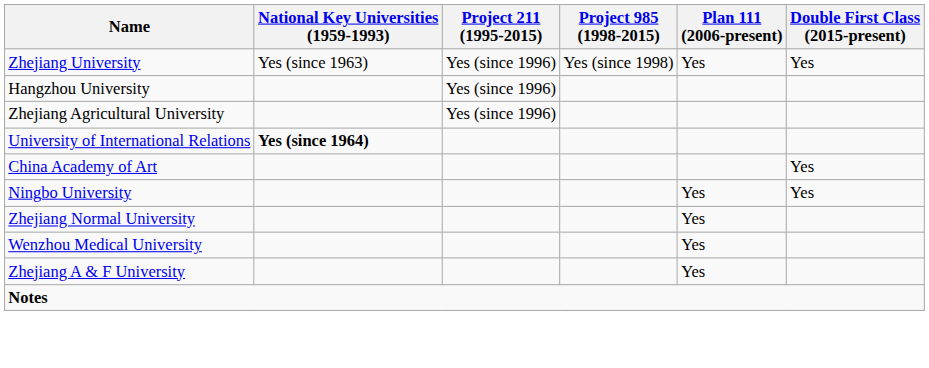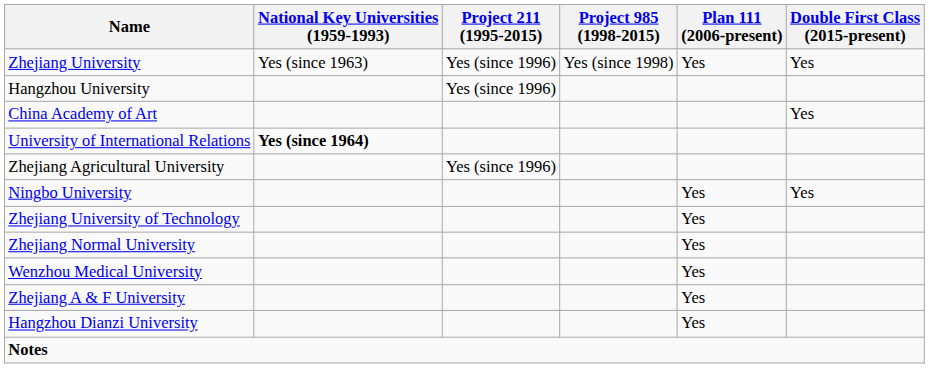rows swapped: (116, 114) <-> (83, 166)
+ row: (124, 219)
+ row: (103, 323)
